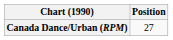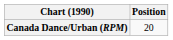(149, 27) 27 -> (149, 27) 20
